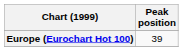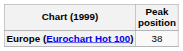(157, 38) 39 -> (157, 38) 38
